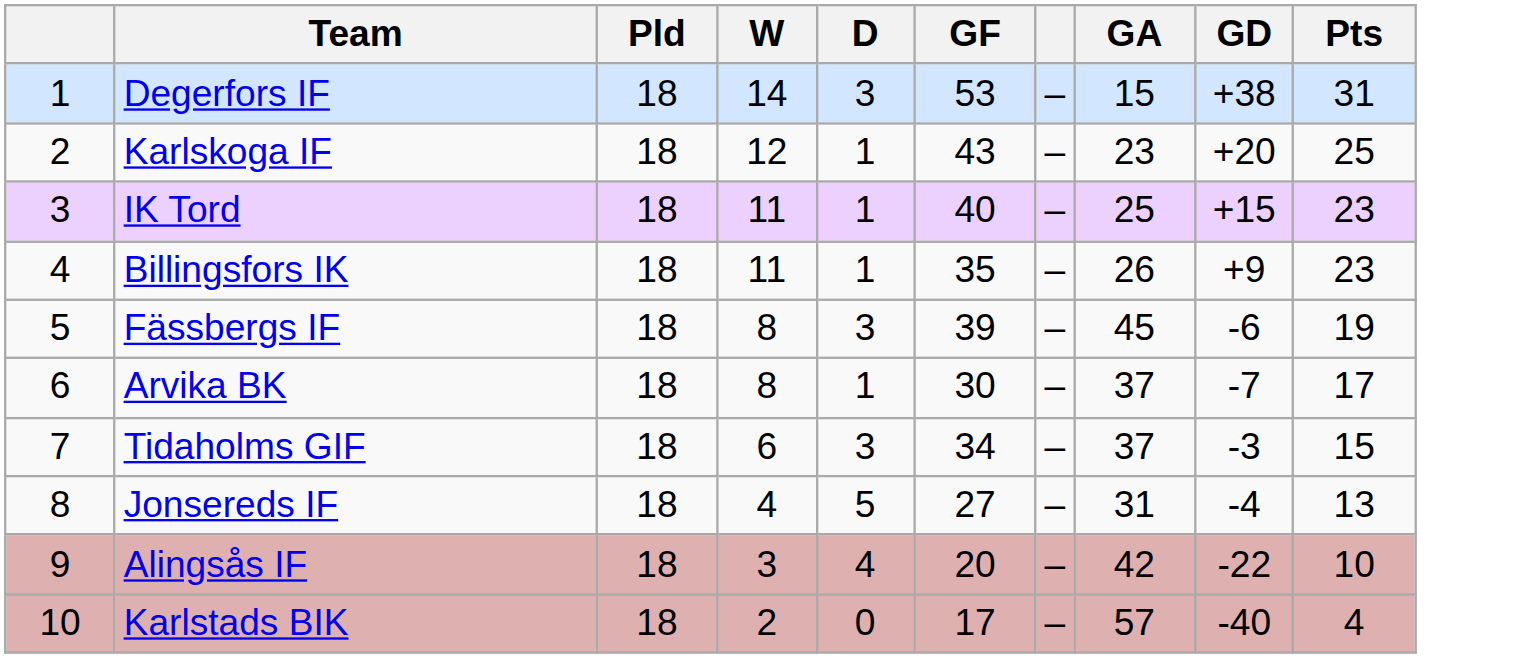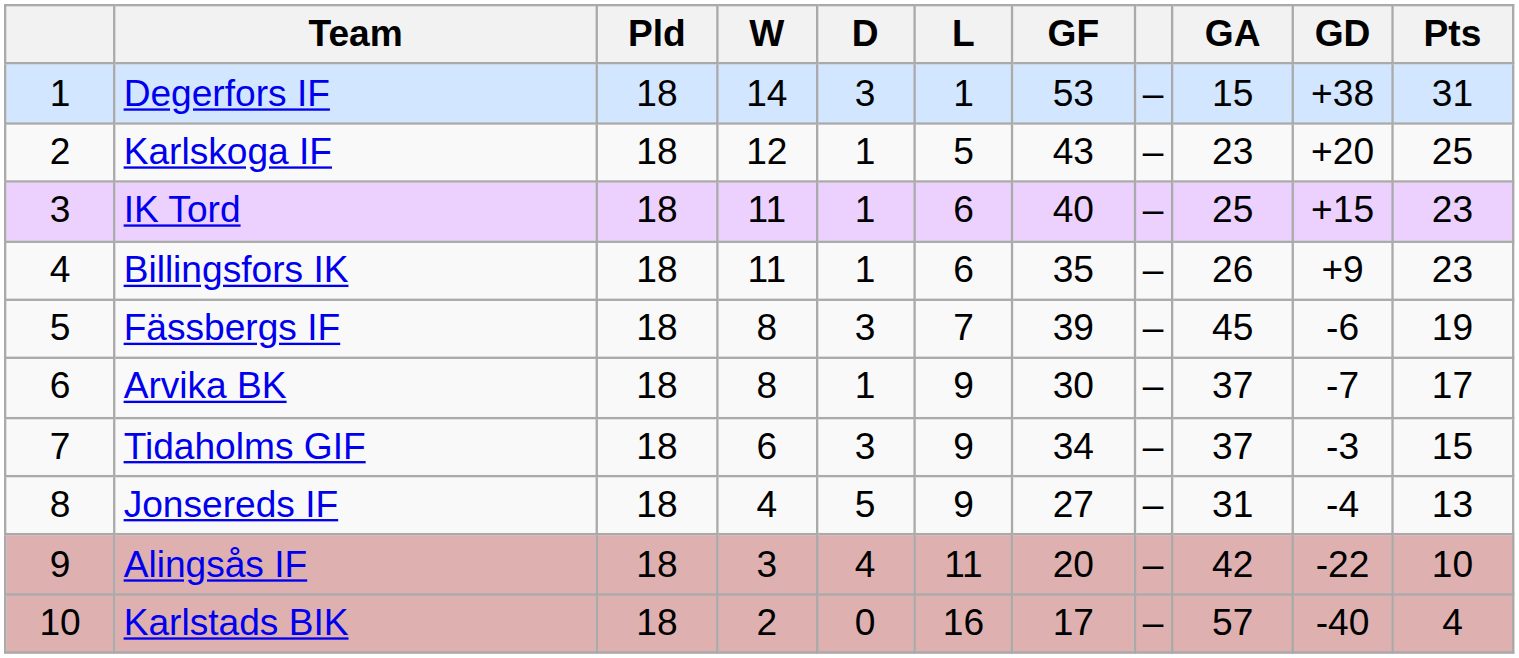+ column: (963, 33)
